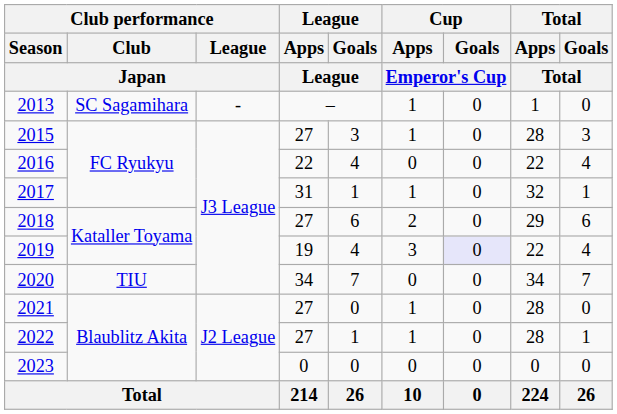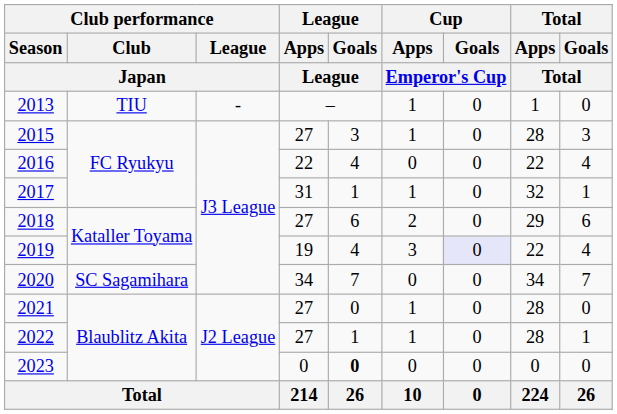(132, 105) SC Sagamihara -> (132, 105) TIU
(132, 279) TIU -> (132, 279) SC Sagamihara
(355, 366) normal -> (355, 366) bold
